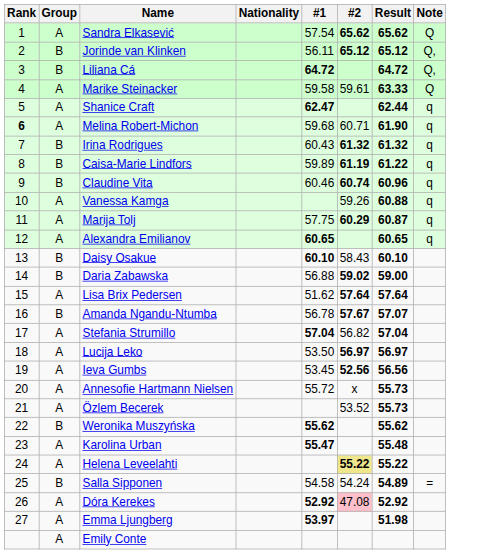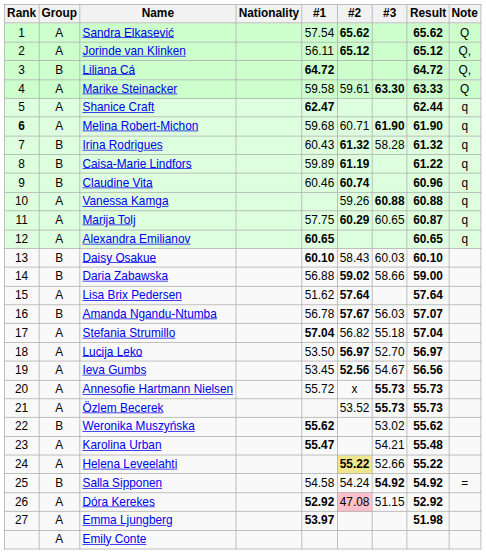+ column: (390, 13)
(59, 51) B -> (59, 51) A
(393, 483) 54.89 -> (428, 483) 54.92
